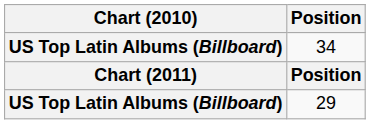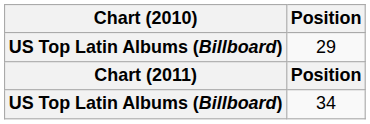rows swapped: (326, 103) <-> (326, 47)
